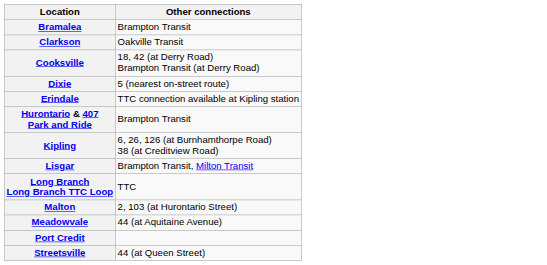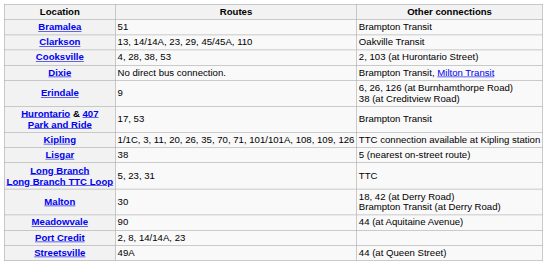+ column: (236, 12)
(189, 63) 18, 42 (at Derry Road) Brampton Transit (at Derry Road) -> (419, 57) 2, 103 (at Hurontario Street)
(173, 83) 5 (nearest on-street route) -> (427, 73) Brampton Transit, Milton Transit
(208, 99) TTC connection available at Kipling station -> (436, 93) 6, 26, 126 (at Burnhamthorpe Road) 38 (at Creditview Road)
(195, 145) 6, 26, 126 (at Burnhamthorpe Road) 38 (at Creditview Road) -> (450, 140) TTC connection available at Kipling station
(185, 166) Brampton Transit, Milton Transit -> (415, 155) 5 (nearest on-street route)
(177, 207) 2, 103 (at Hurontario Street) -> (430, 202) 18, 42 (at Derry Road) Brampton Transit (at Derry Road)
